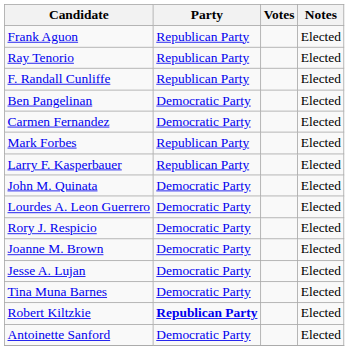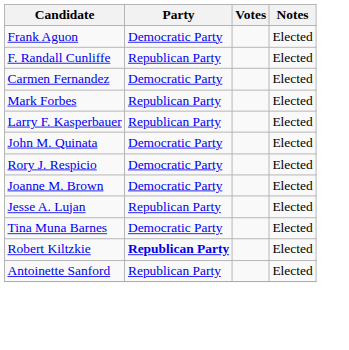(203, 36) Republican Party -> (175, 36) Democratic Party
- row: (41, 57)
- row: (50, 100)
- row: (79, 206)
(203, 270) Democratic Party -> (174, 206) Republican Party
(203, 334) Democratic Party -> (174, 270) Republican Party
